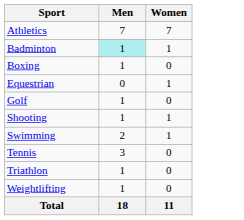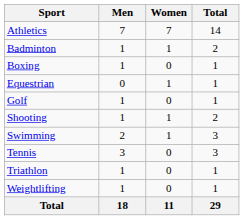+ column: (215, 13)
(122, 48) paleturquoise background -> (122, 48) no background
